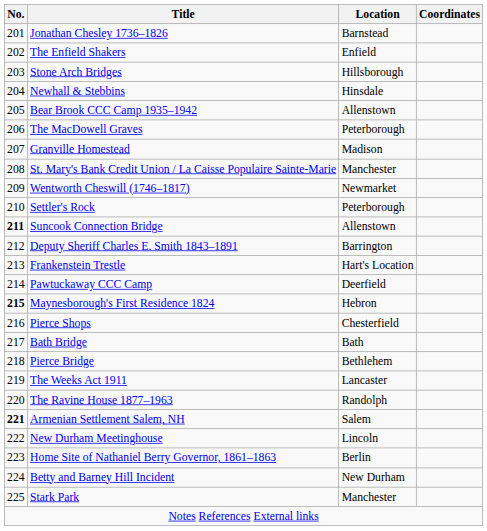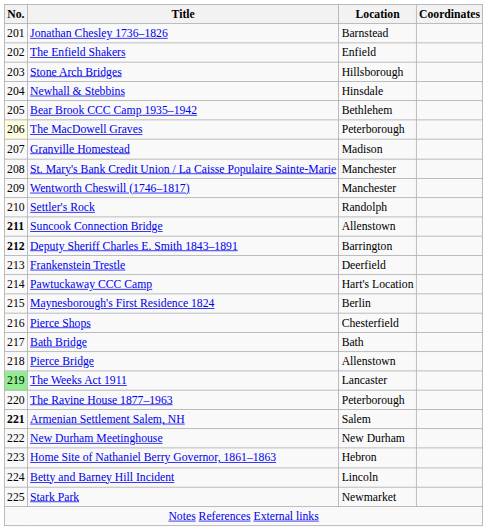(369, 110) Allenstown -> (367, 110) Bethlehem
(16, 130) no background -> (16, 130) lightyellow background
(369, 188) Newmarket -> (369, 188) Manchester
(373, 207) Peterborough -> (364, 207) Randolph
(16, 245) normal -> (16, 245) bold
(378, 265) Hart's Location -> (364, 265) Deerfield
(364, 284) Deerfield -> (378, 284) Hart's Location
(16, 303) bold -> (16, 303) normal
(359, 303) Hebron -> (356, 303) Berlin
(367, 361) Bethlehem -> (369, 361) Allenstown
(16, 381) no background -> (16, 381) lightgreen background
(364, 400) Randolph -> (373, 400) Peterborough
(360, 438) Lincoln -> (373, 438) New Durham
(356, 458) Berlin -> (359, 458) Hebron
(373, 477) New Durham -> (360, 477) Lincoln
(369, 496) Manchester -> (369, 496) Newmarket
